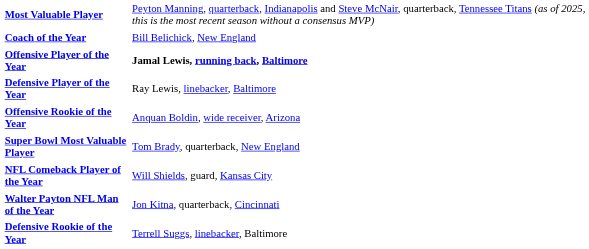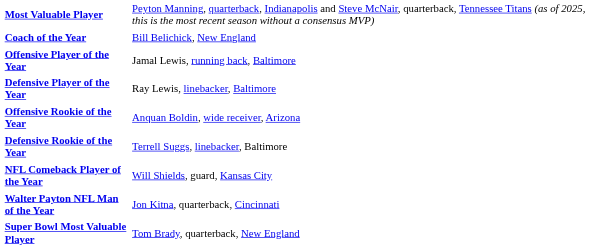(220, 60) bold -> (214, 60) normal
rows swapped: (58, 233) <-> (65, 146)
